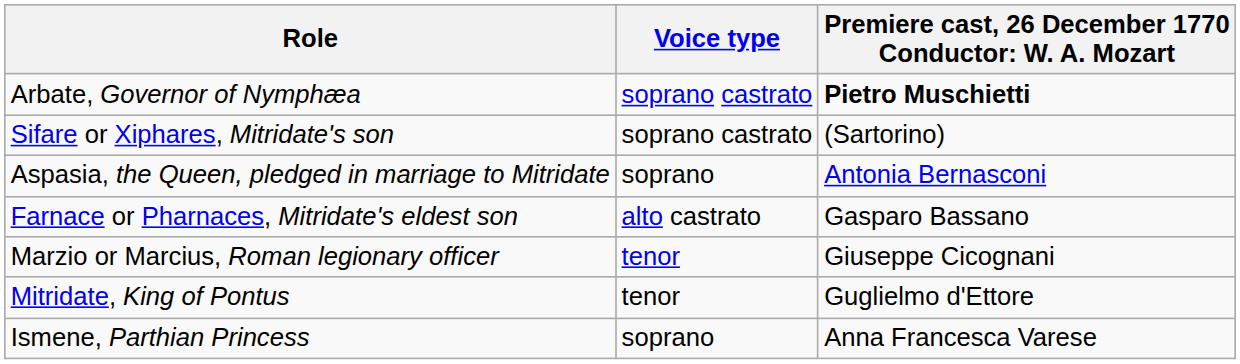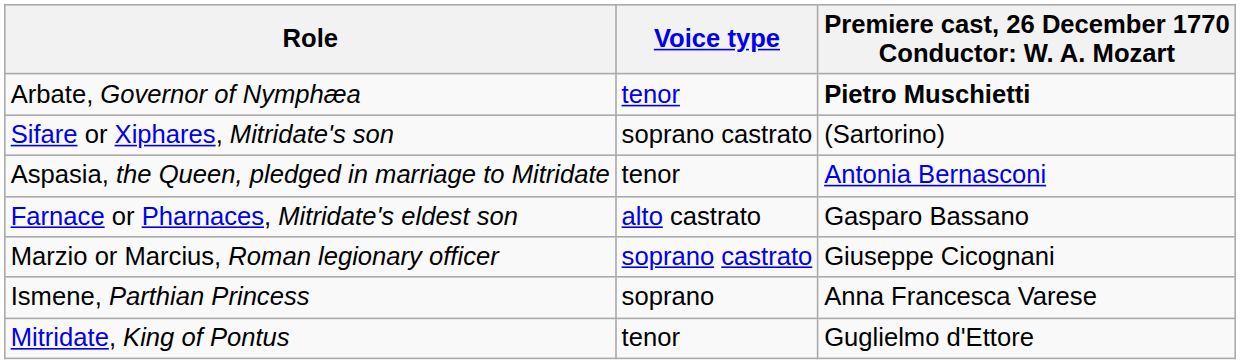(717, 94) soprano castrato -> (651, 94) tenor
(668, 175) soprano -> (651, 175) tenor
(651, 256) tenor -> (717, 256) soprano castrato
rows swapped: (150, 297) <-> (160, 337)
